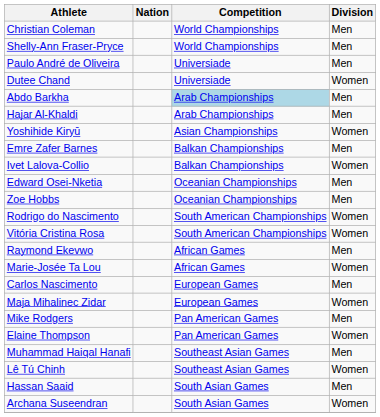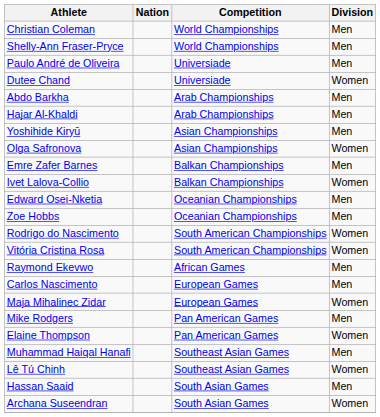(224, 98) lightblue background -> (224, 98) no background
(350, 132) Women -> (342, 132) Men
+ row: (44, 149)
- row: (54, 268)
